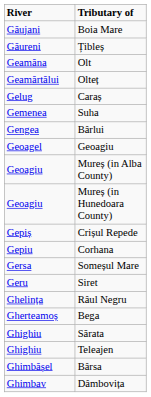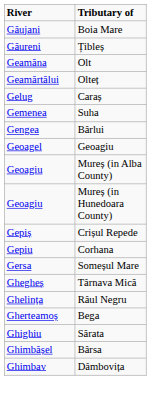- row: (88, 282)
+ row: (107, 282)
- row: (95, 349)
